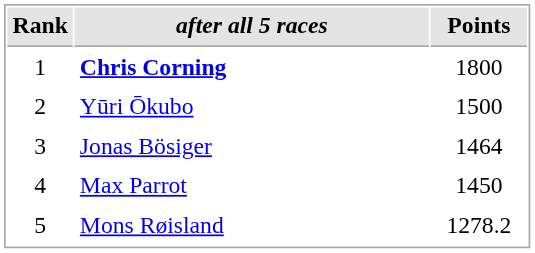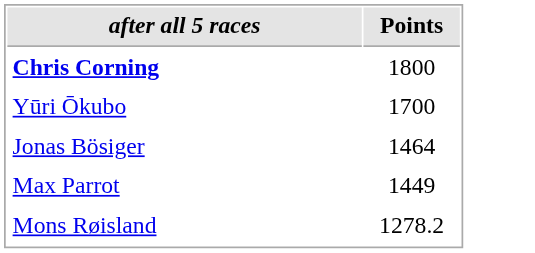- column: (40, 26)
(479, 106) 1500 -> (412, 106) 1700
(479, 185) 1450 -> (412, 185) 1449
